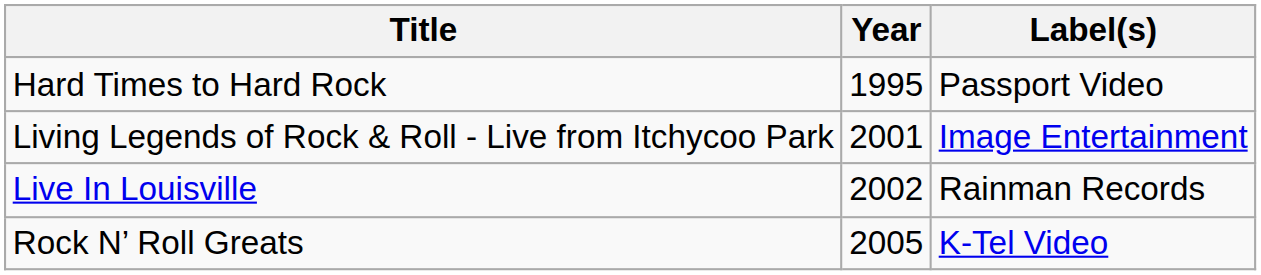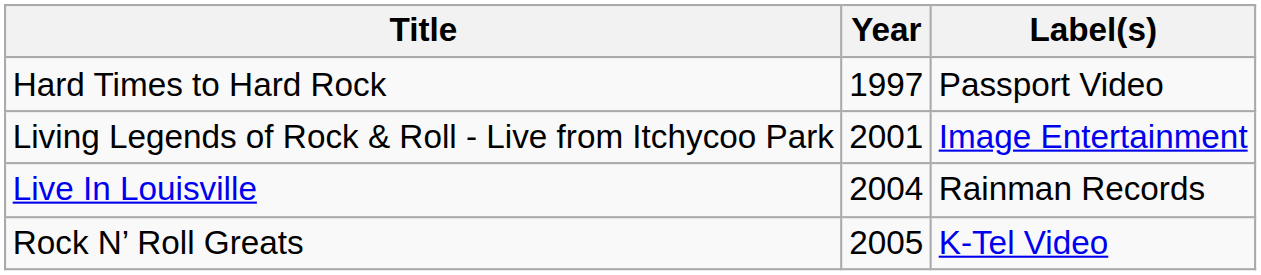(886, 83) 1995 -> (886, 83) 1997
(886, 189) 2002 -> (886, 189) 2004
